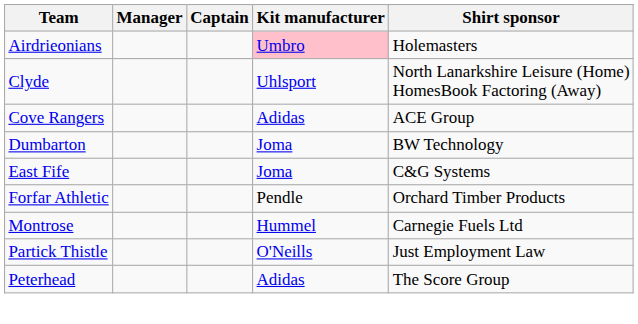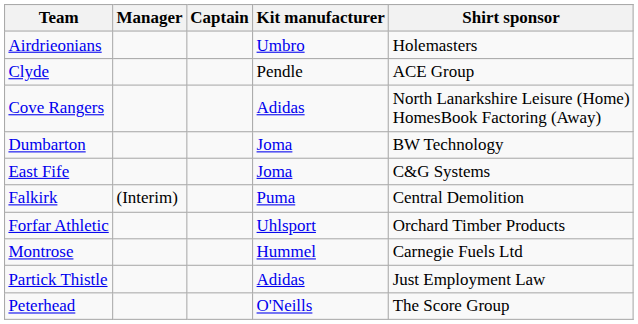(281, 44) pink background -> (281, 44) no background
(286, 81) Uhlsport -> (280, 71) Pendle
(511, 81) North Lanarkshire Leisure (Home) HomesBook Factoring (Away) -> (433, 71) ACE Group
(433, 117) ACE Group -> (511, 108) North Lanarkshire Leisure (Home) HomesBook Factoring (Away)
+ row: (33, 198)
(280, 198) Pendle -> (286, 225) Uhlsport
(284, 252) O'Neills -> (281, 279) Adidas
(281, 279) Adidas -> (284, 306) O'Neills
